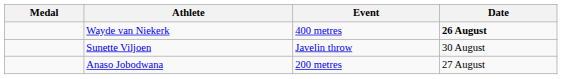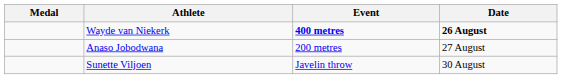(319, 30) normal -> (320, 30) bold
rows swapped: (125, 65) <-> (119, 48)
